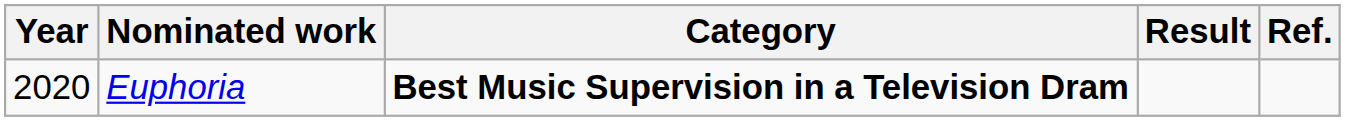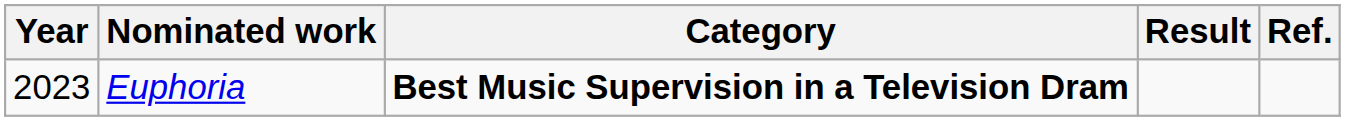(52, 87) 2020 -> (52, 87) 2023
